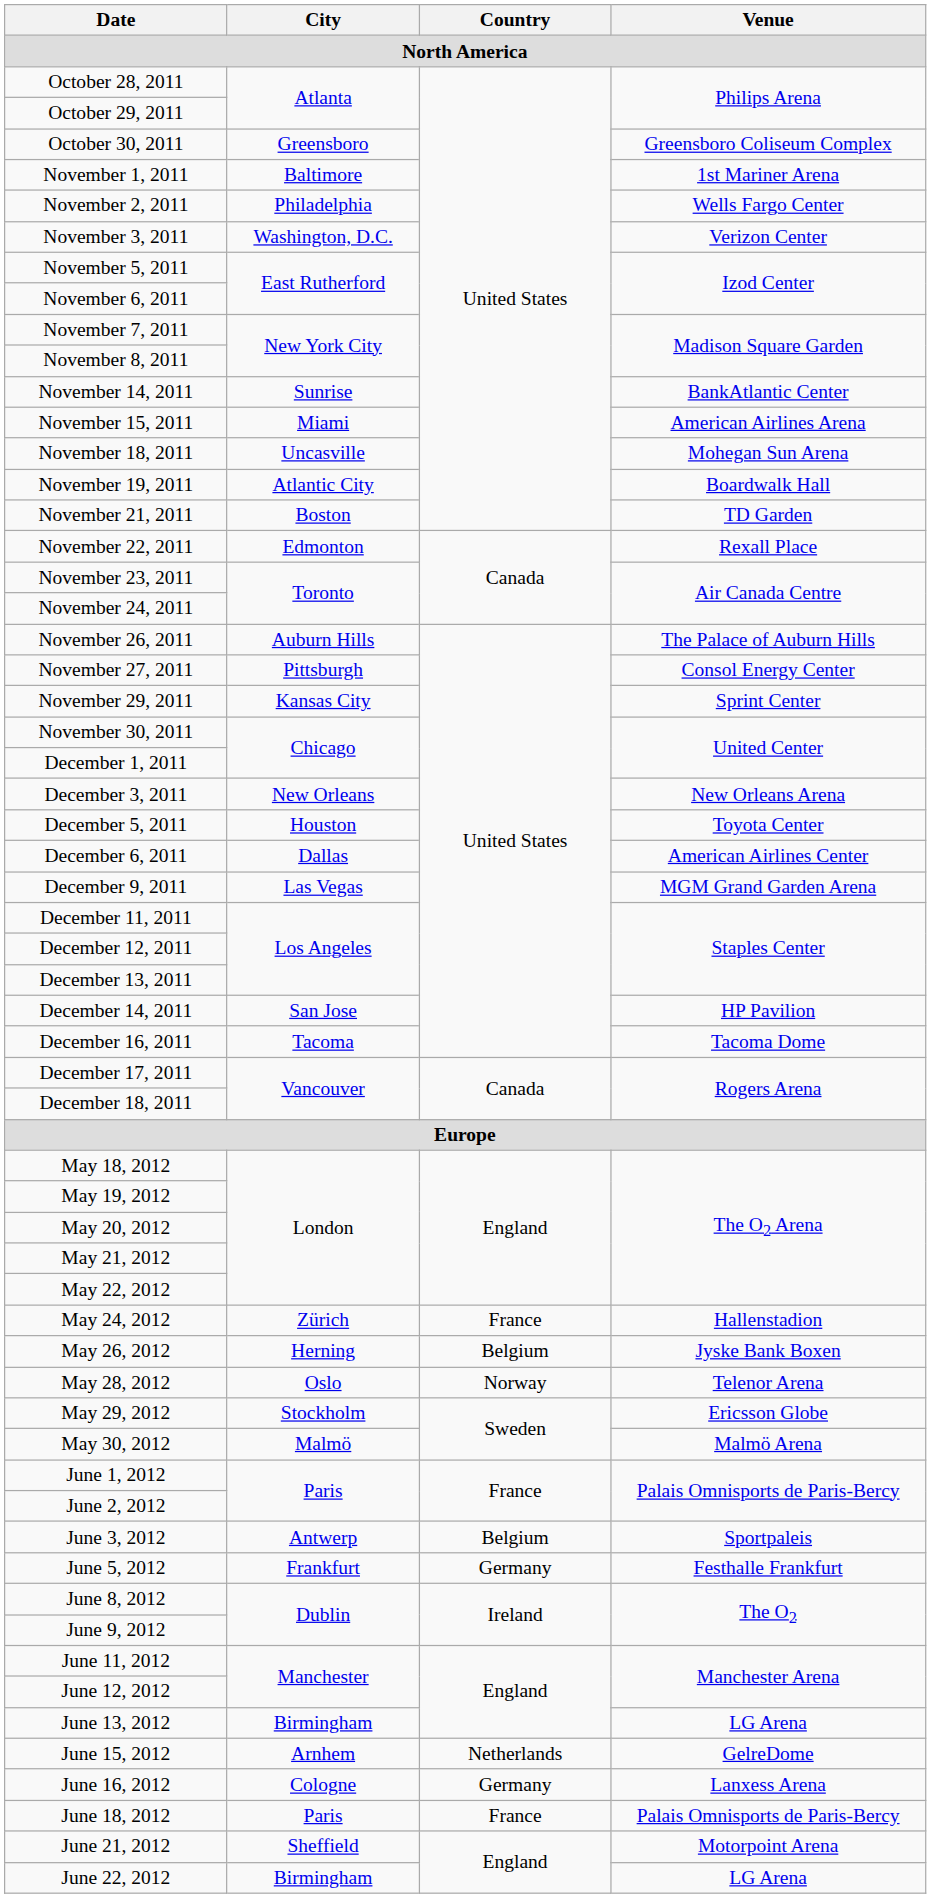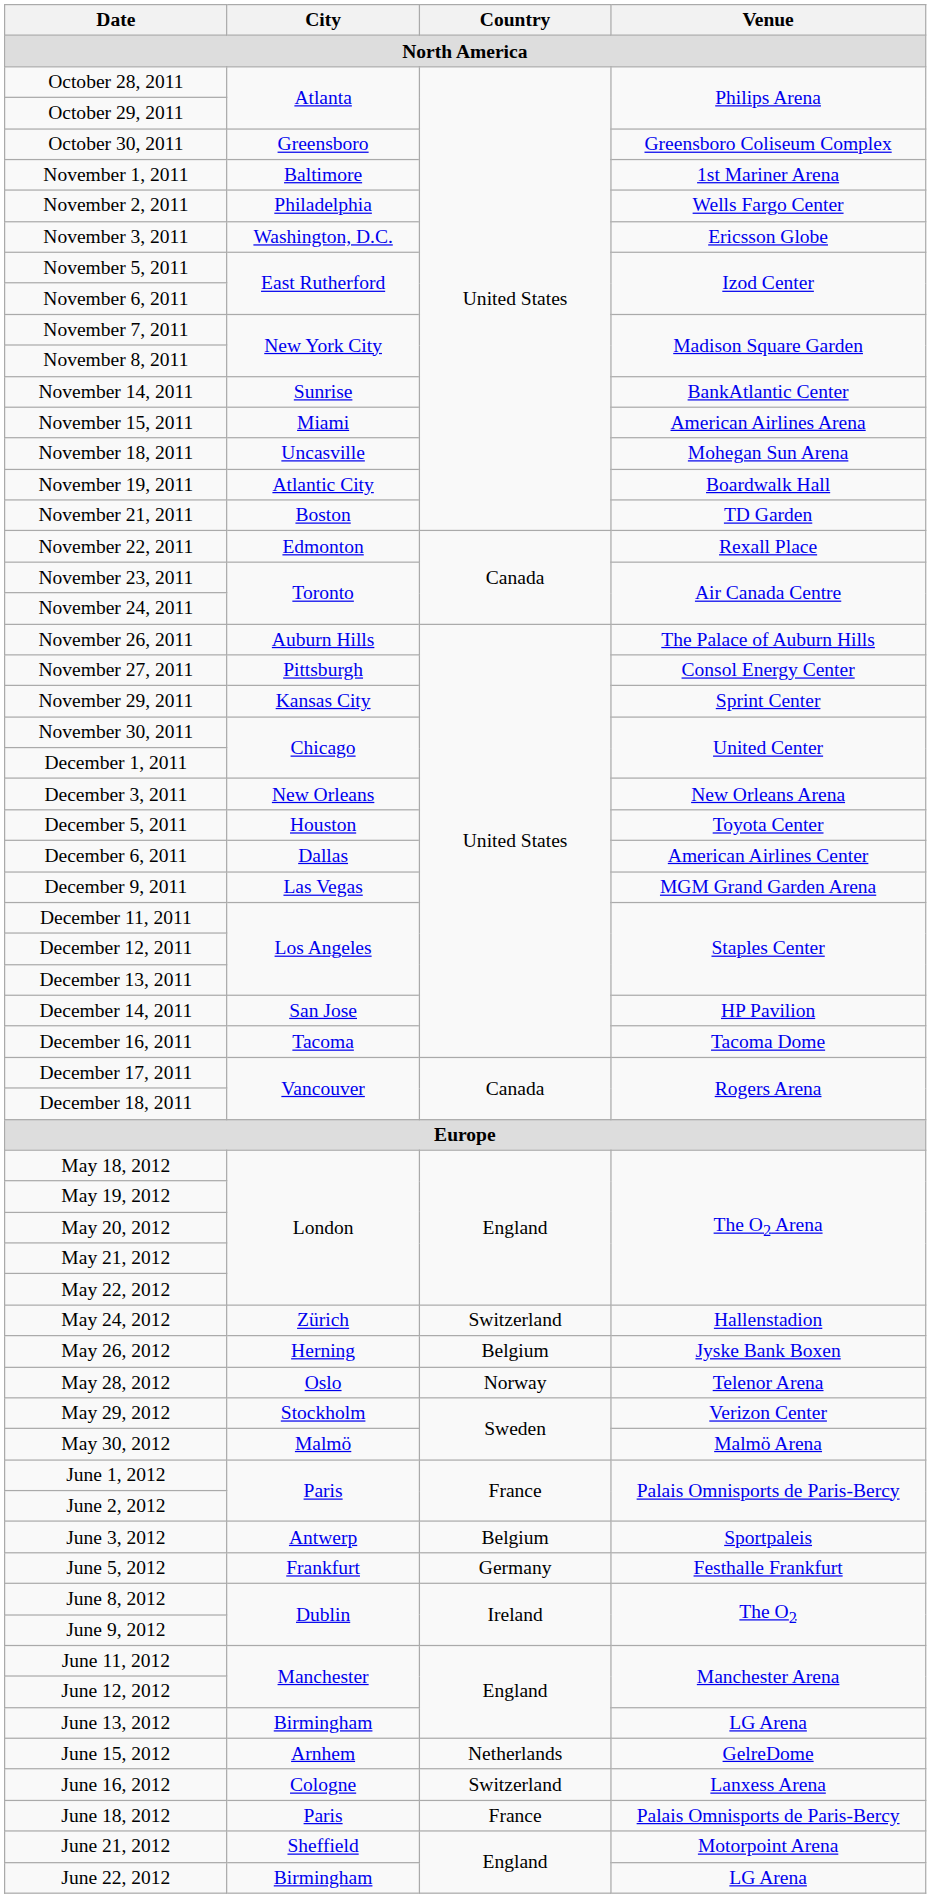(768, 236) Verizon Center -> (768, 236) Ericsson Globe
(515, 1320) France -> (515, 1320) Switzerland
(768, 1413) Ericsson Globe -> (768, 1413) Verizon Center
(515, 1784) Germany -> (515, 1784) Switzerland
